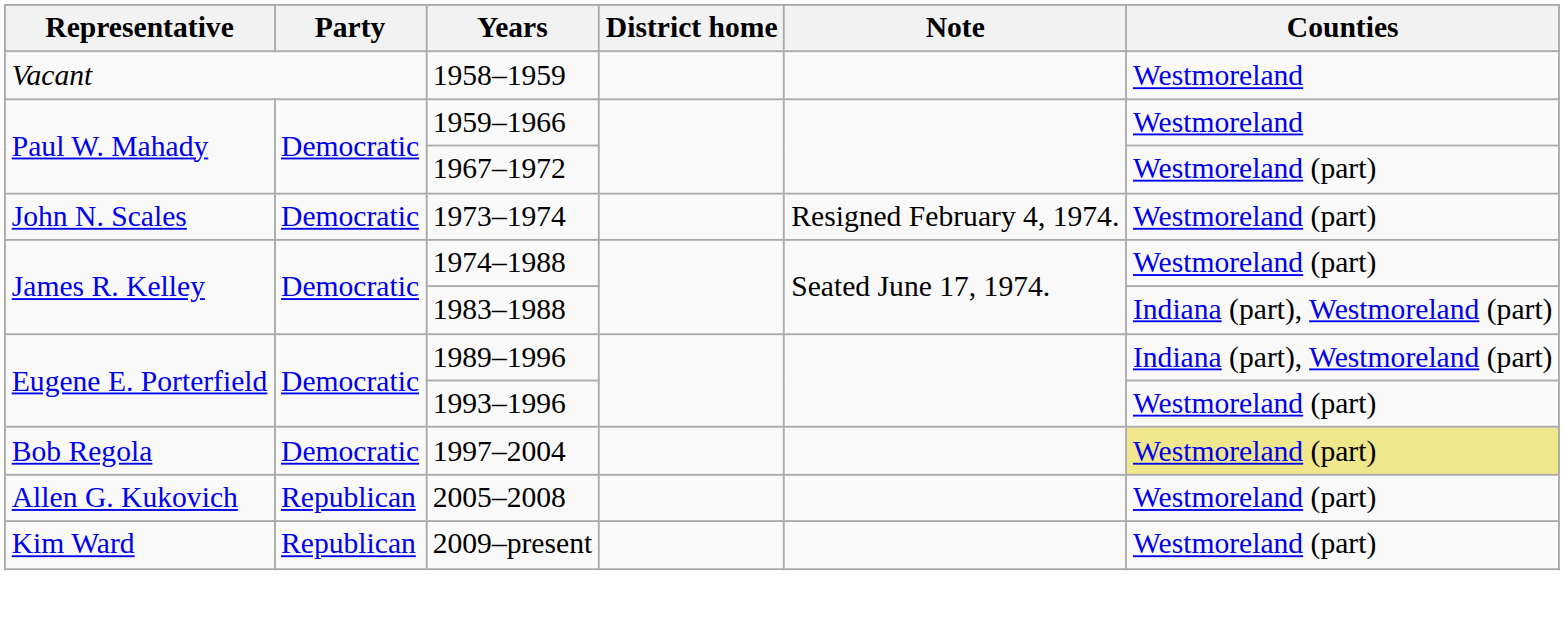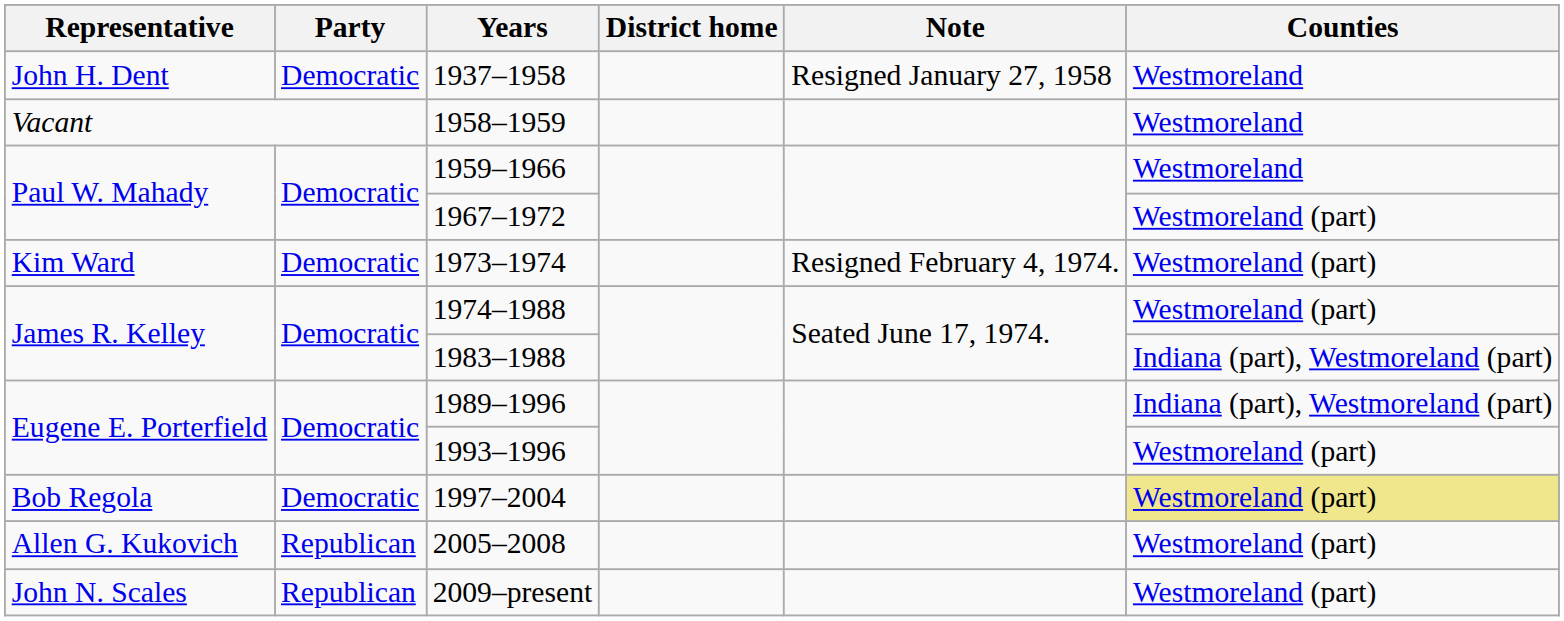+ row: (499, 74)
(99, 215) John N. Scales -> (73, 262) Kim Ward
(73, 544) Kim Ward -> (99, 591) John N. Scales
